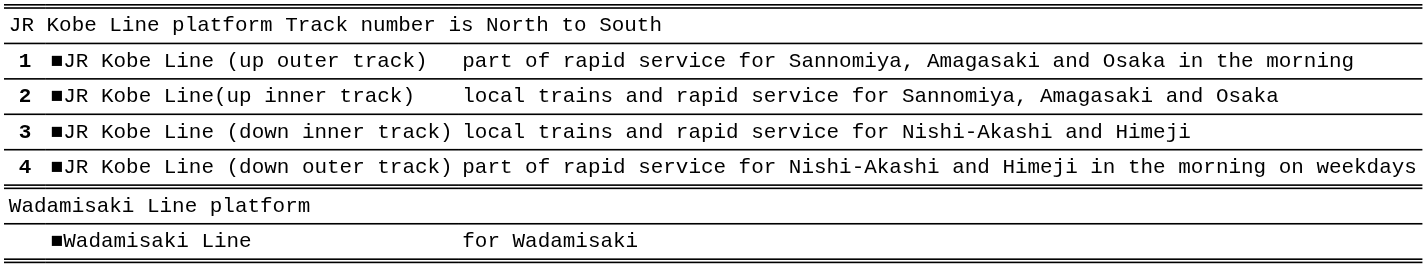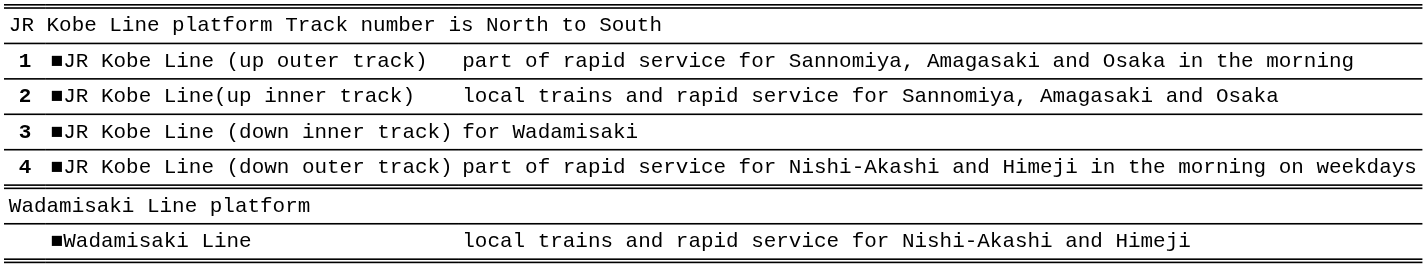(827, 132) local trains and rapid service for Nishi-Akashi and Himeji -> (550, 132) for Wadamisaki
(550, 241) for Wadamisaki -> (827, 241) local trains and rapid service for Nishi-Akashi and Himeji
